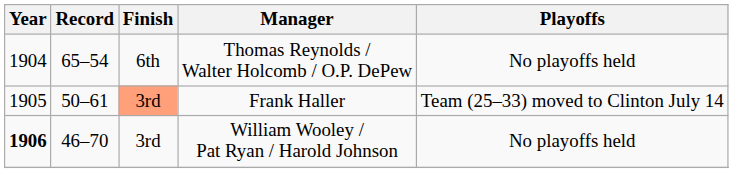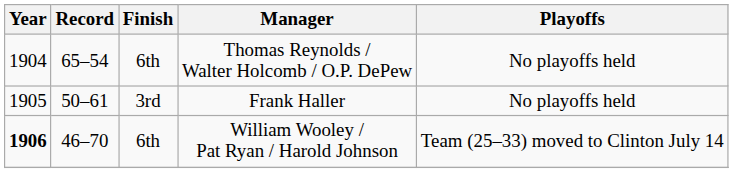(148, 100) lightsalmon background -> (148, 100) no background
(572, 100) Team (25–33) moved to Clinton July 14 -> (572, 100) No playoffs held
(148, 141) 3rd -> (148, 141) 6th
(572, 141) No playoffs held -> (572, 141) Team (25–33) moved to Clinton July 14
